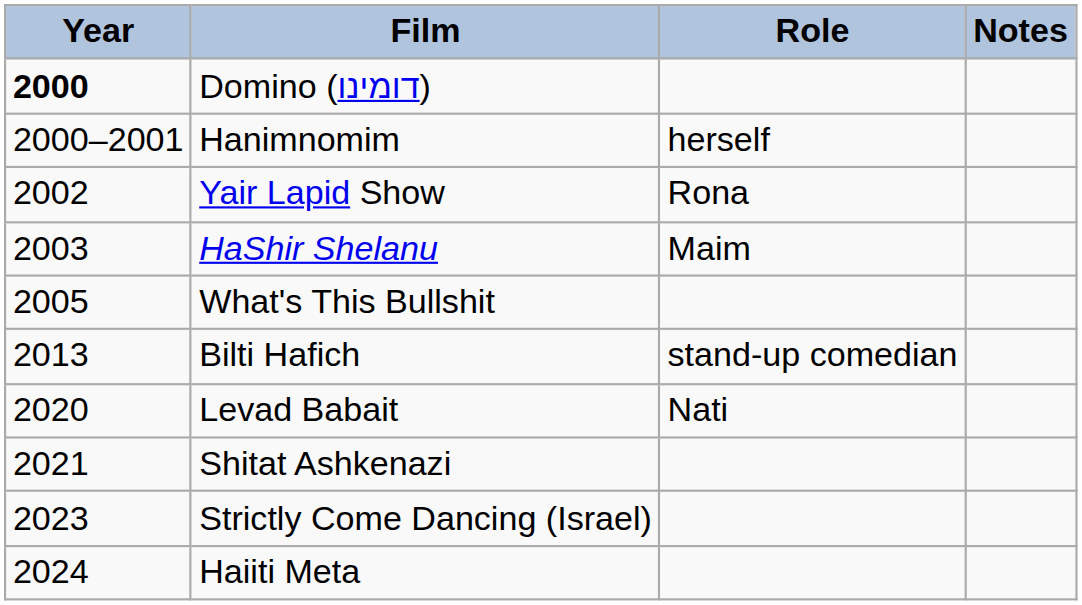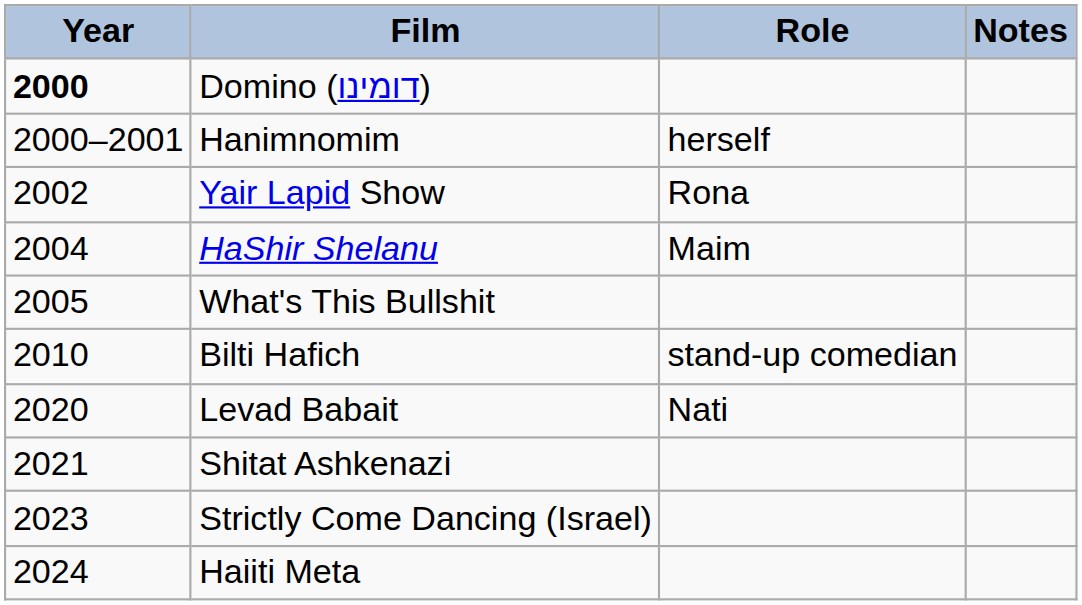(51, 247) 2003 -> (51, 247) 2004
(51, 355) 2013 -> (51, 355) 2010
